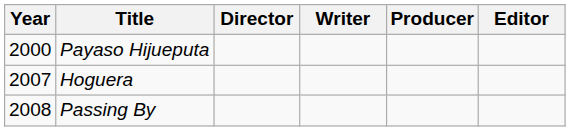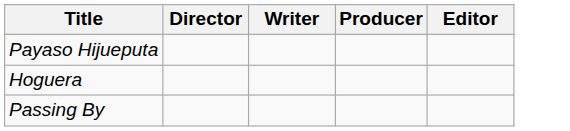- column: (30, 19)
